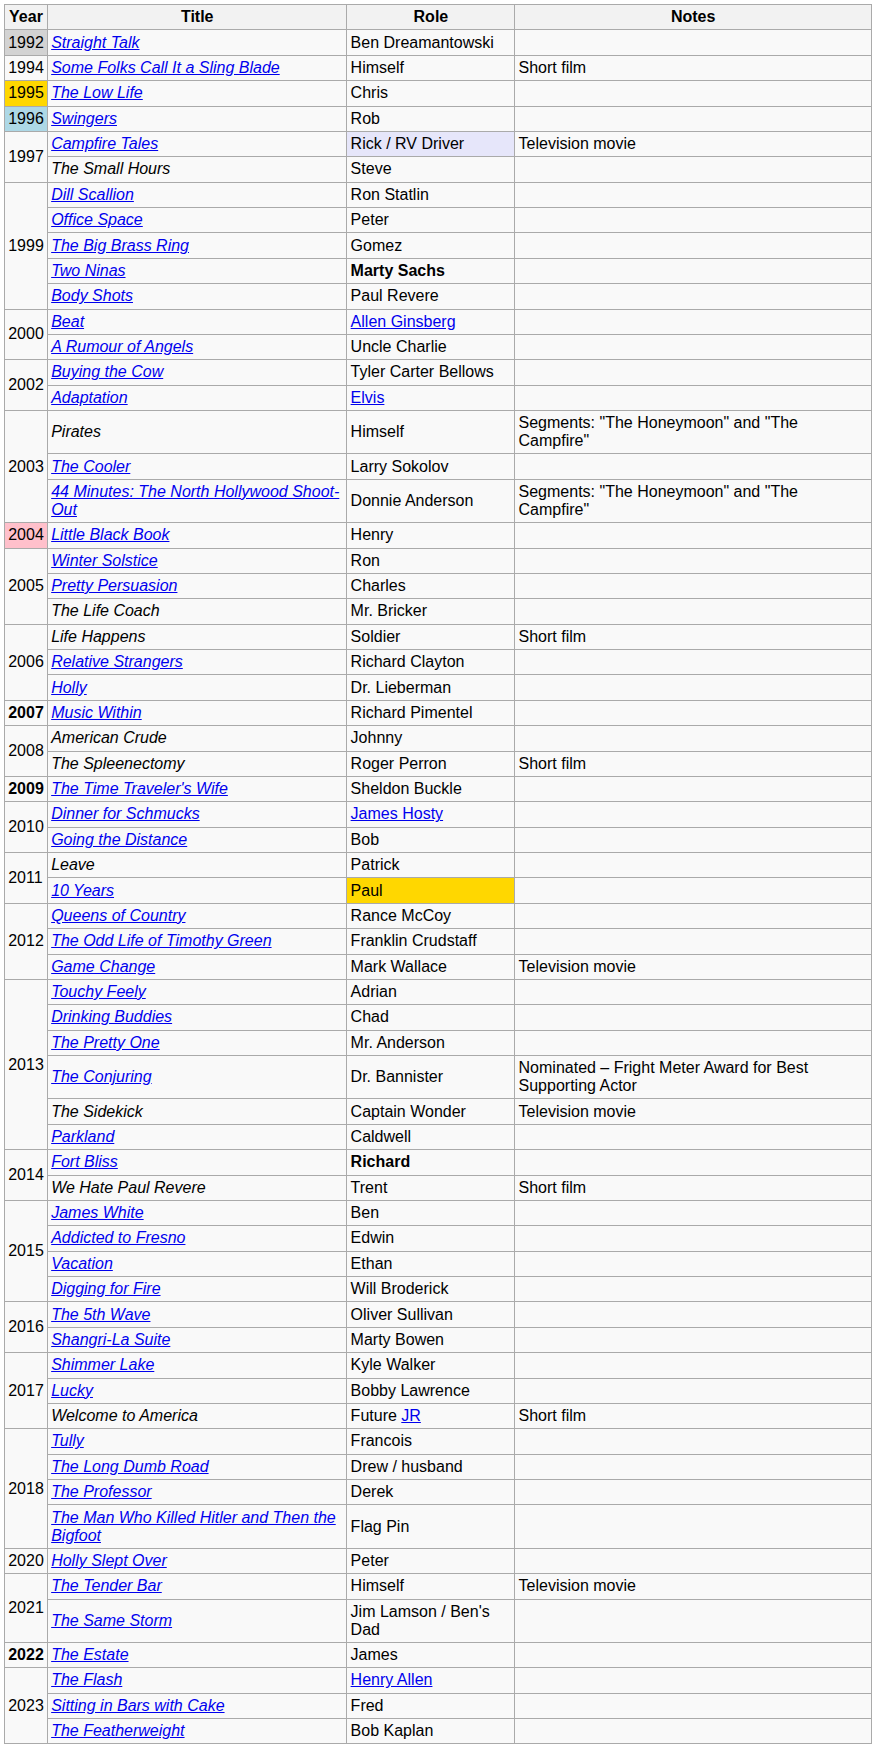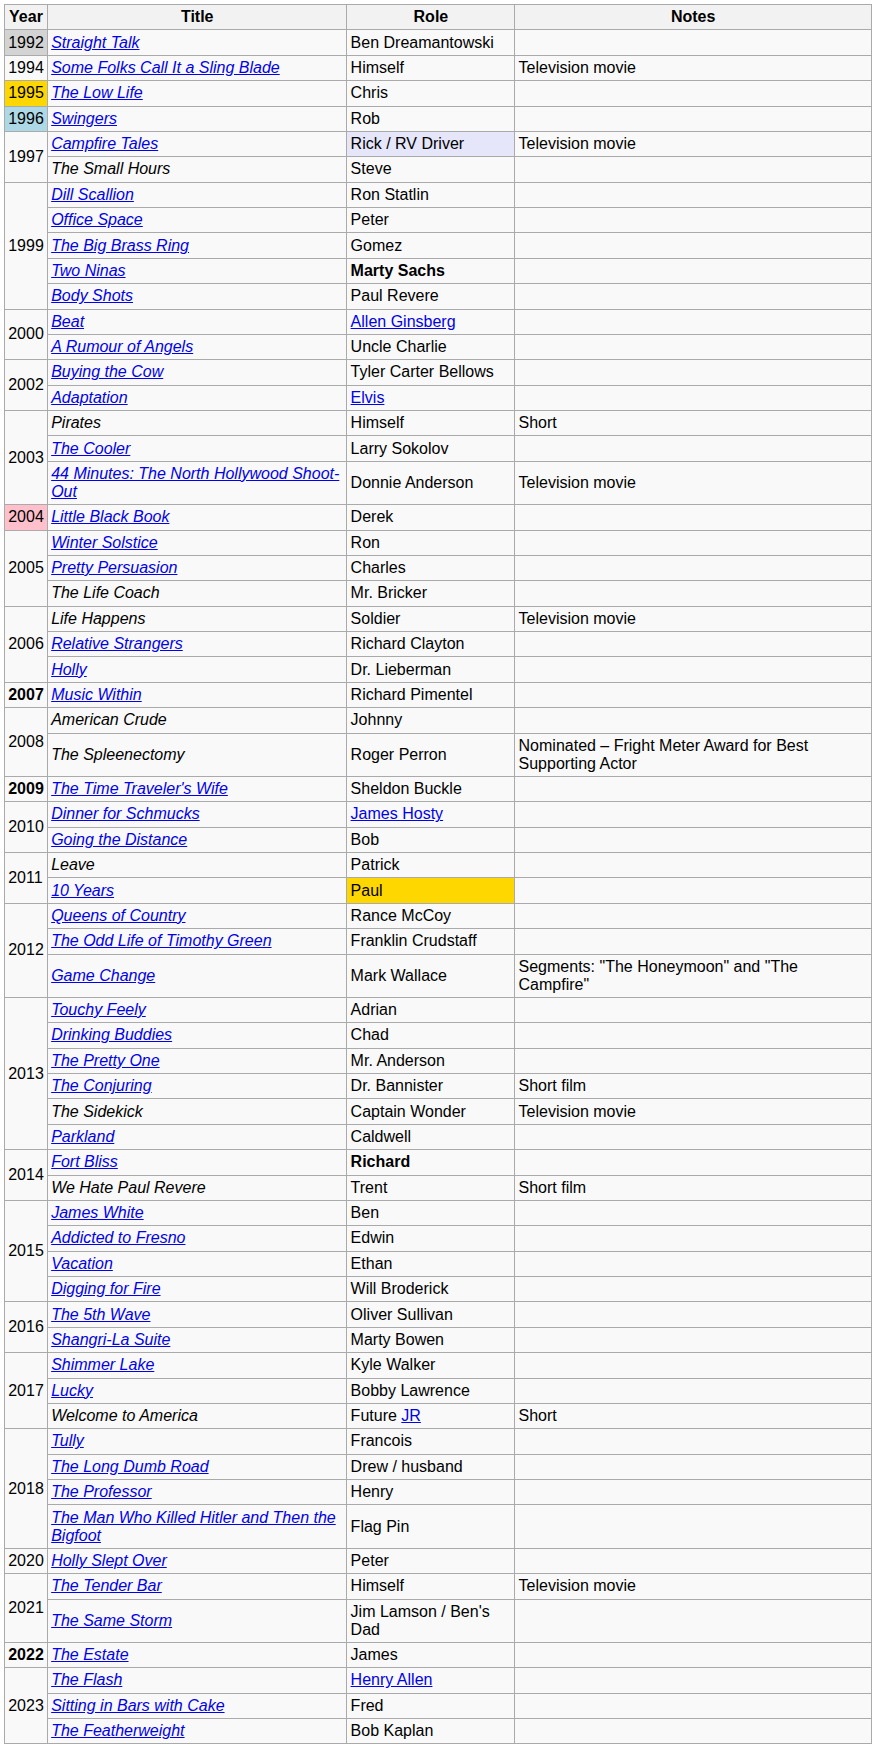(552, 67) Short film -> (577, 67) Television movie
(658, 432) Segments: "The Honeymoon" and "The Campfire" -> (538, 423) Short
(658, 500) Segments: "The Honeymoon" and "The Campfire" -> (577, 482) Television movie
(372, 535) Henry -> (372, 517) Derek
(552, 636) Short film -> (577, 618) Television movie
(552, 763) Short film -> (663, 754) Nominated – Fright Meter Award for Best Supporting Actor
(577, 966) Television movie -> (658, 975) Segments: "The Honeymoon" and "The Campfire"
(663, 1077) Nominated – Fright Meter Award for Best Supporting Actor -> (552, 1086) Short film
(552, 1416) Short film -> (538, 1416) Short
(372, 1492) Derek -> (372, 1492) Henry
